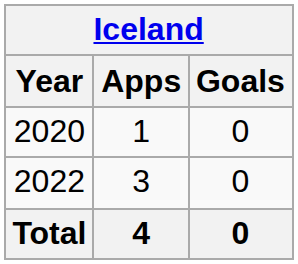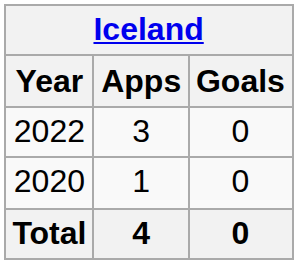rows swapped: (49, 131) <-> (49, 182)
